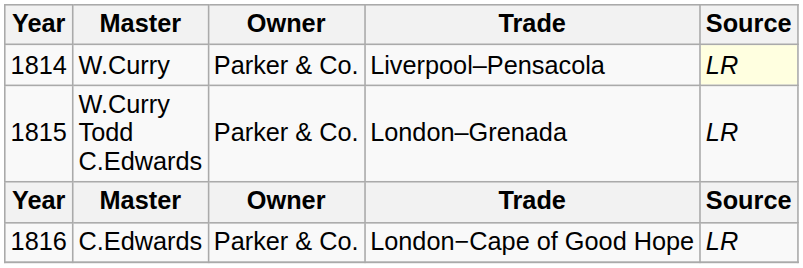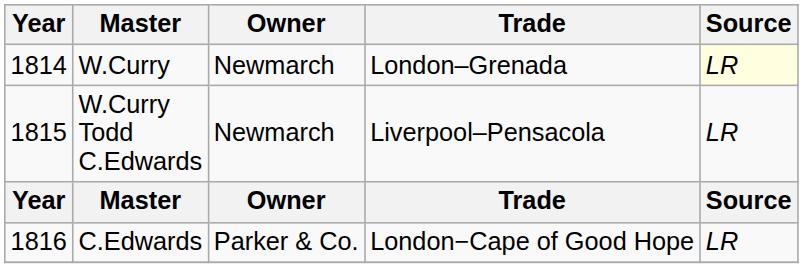(286, 64) Parker & Co. -> (274, 64) Newmarch
(488, 64) Liverpool–Pensacola -> (469, 64) London–Grenada
(286, 133) Parker & Co. -> (274, 133) Newmarch
(469, 133) London–Grenada -> (488, 133) Liverpool–Pensacola
